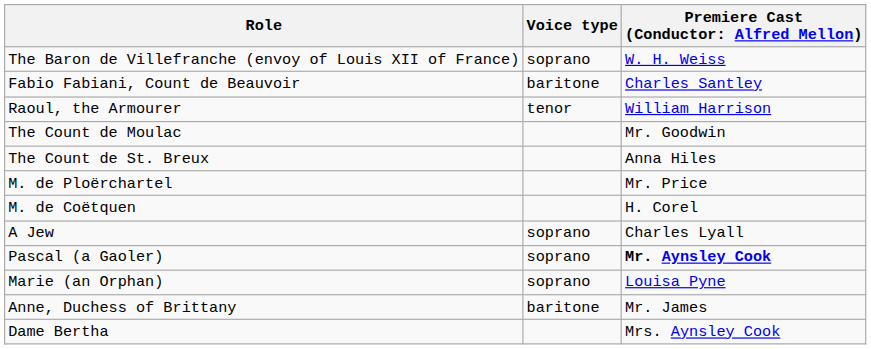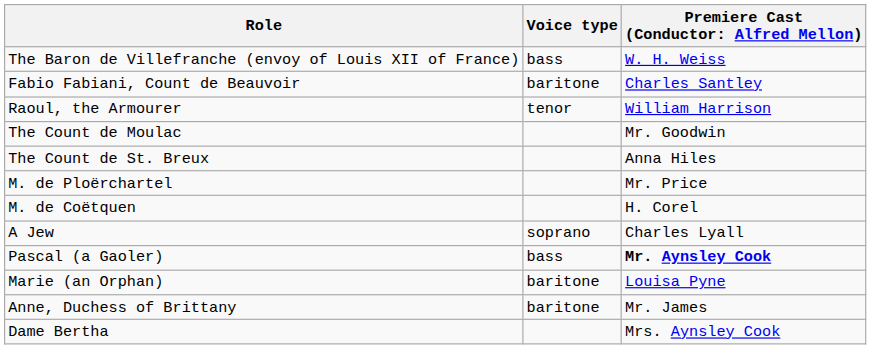(559, 59) soprano -> (545, 59) bass
(559, 258) soprano -> (545, 258) bass
(559, 282) soprano -> (563, 282) baritone
